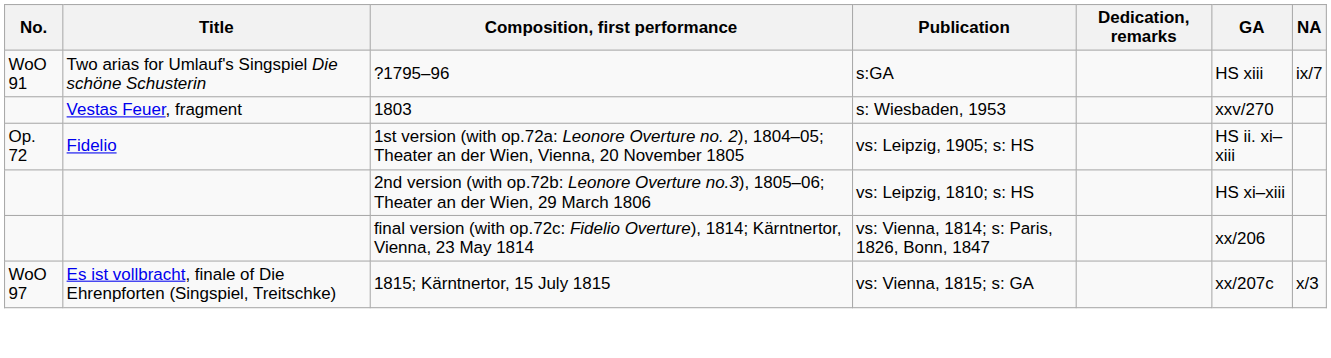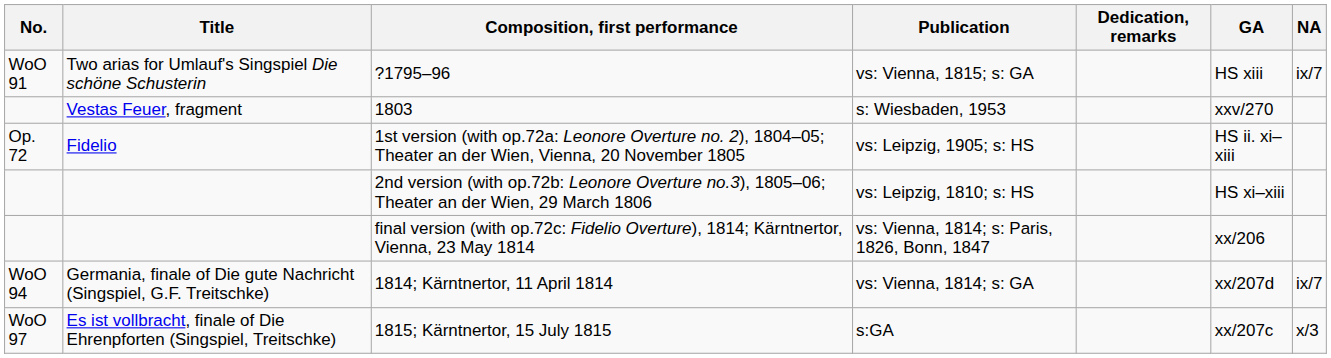(875, 73) s:GA -> (945, 73) vs: Vienna, 1815; s: GA
+ row: (494, 284)
(945, 284) vs: Vienna, 1815; s: GA -> (875, 330) s:GA
